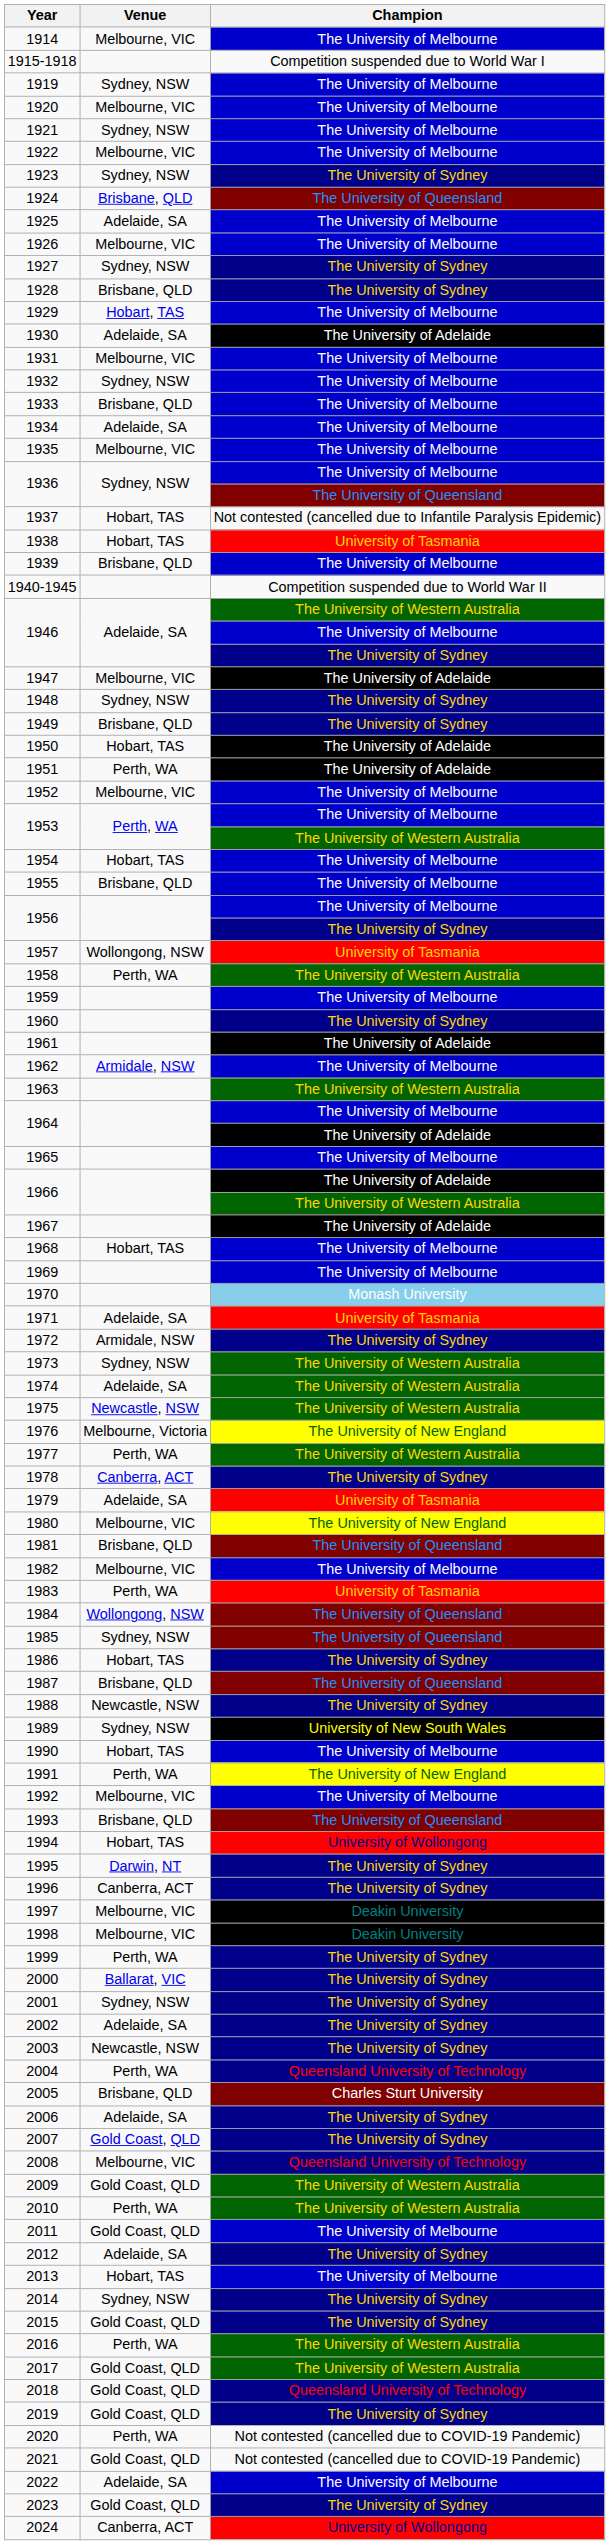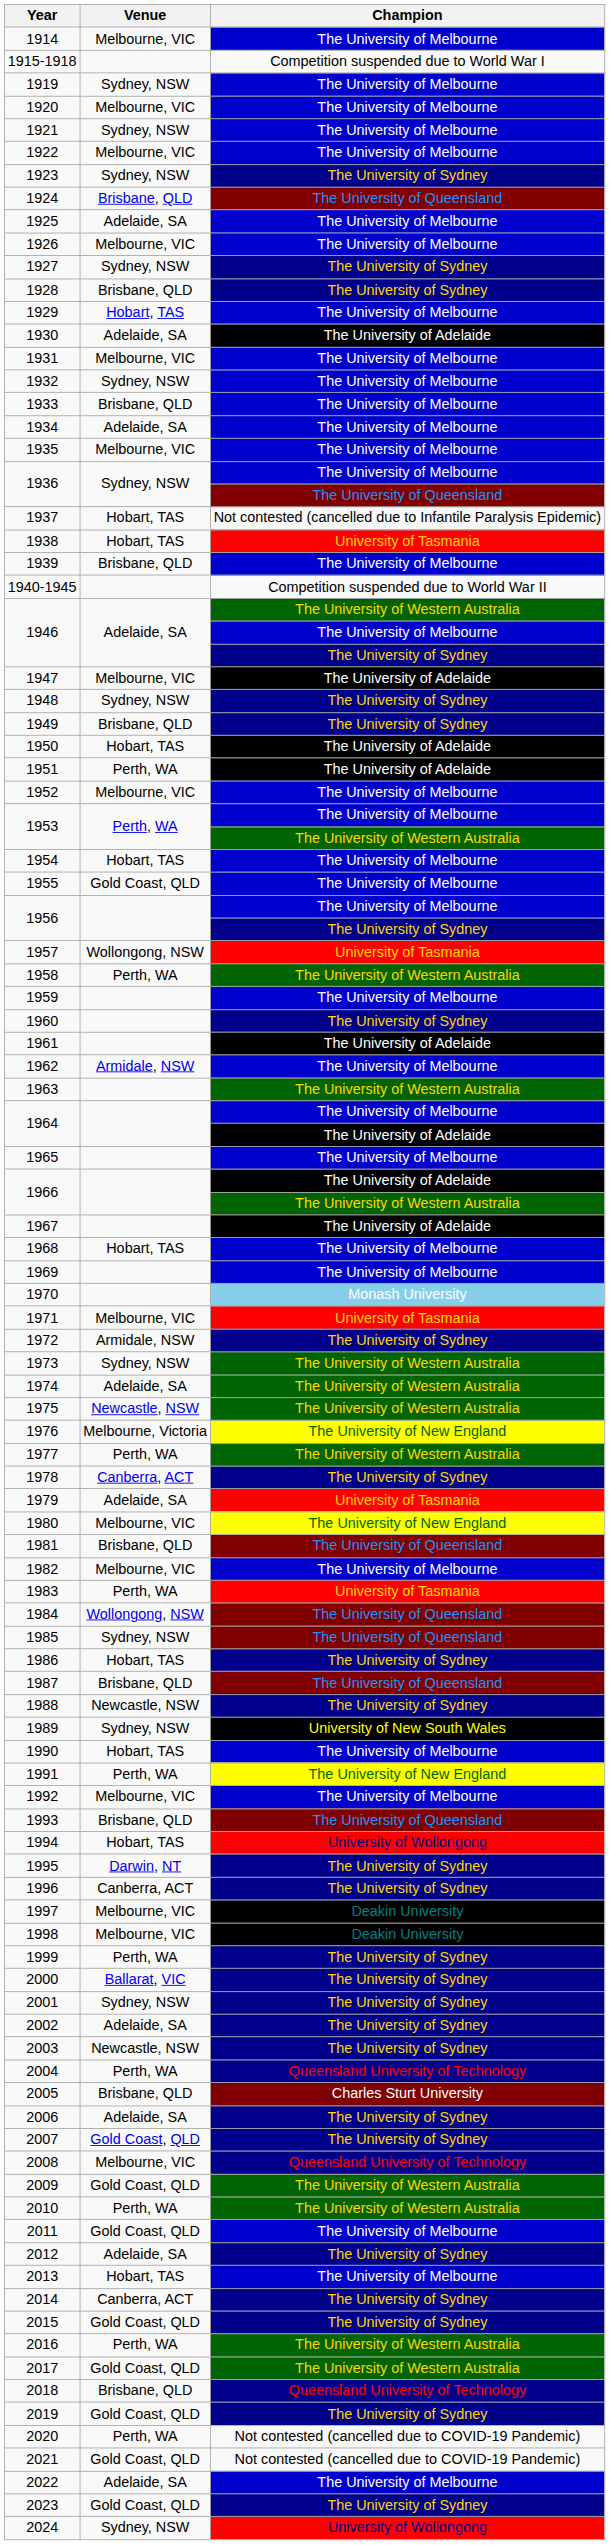(145, 883) Brisbane, QLD -> (145, 883) Gold Coast, QLD
(145, 1317) Adelaide, SA -> (145, 1317) Melbourne, VIC
(145, 2299) Sydney, NSW -> (145, 2299) Canberra, ACT
(145, 2391) Gold Coast, QLD -> (145, 2391) Brisbane, QLD
(145, 2528) Canberra, ACT -> (145, 2528) Sydney, NSW
